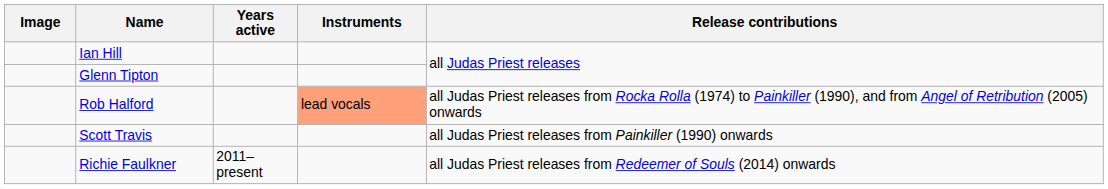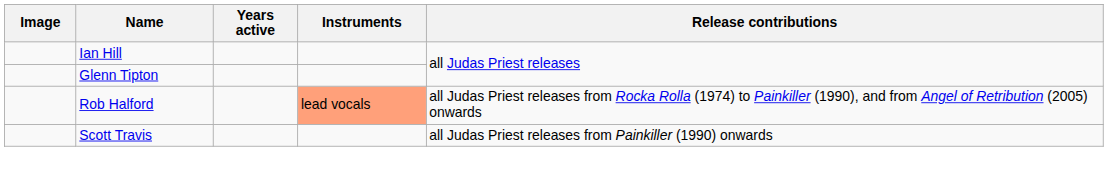- row: (128, 165)
